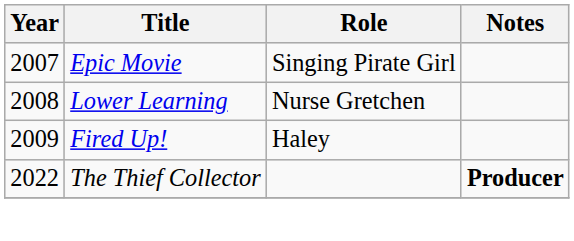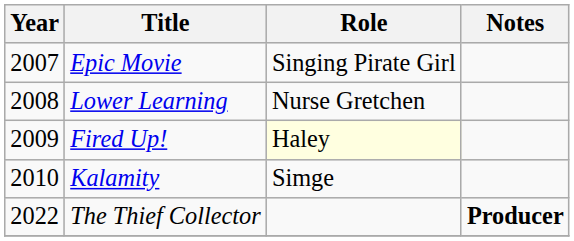(301, 139) no background -> (301, 139) lightyellow background
+ row: (115, 178)
